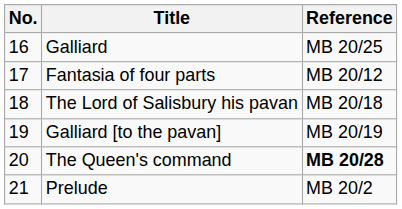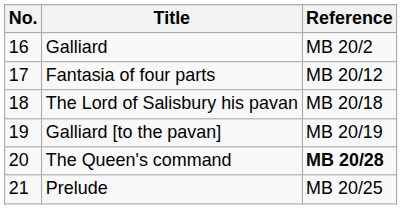(344, 47) MB 20/25 -> (339, 47) MB 20/2
(339, 189) MB 20/2 -> (344, 189) MB 20/25
